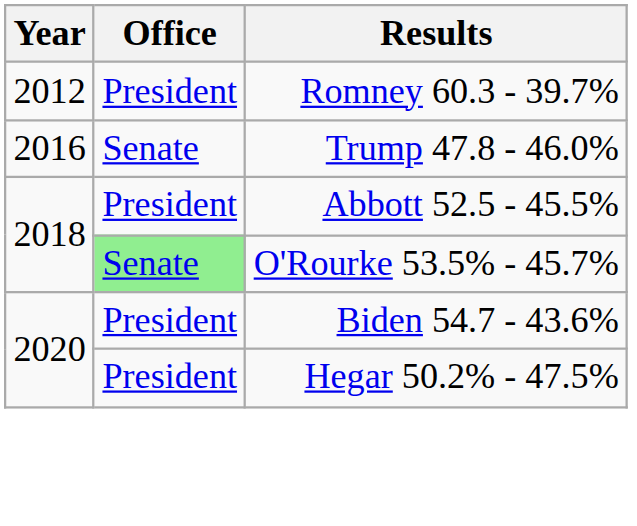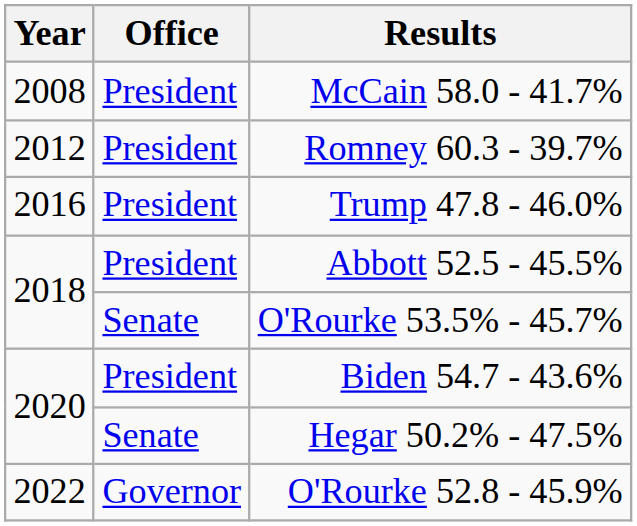+ row: (467, 90)
(151, 147) Senate -> (170, 205) President
(151, 262) lightgreen background -> (151, 319) no background
(170, 377) President -> (151, 434) Senate
+ row: (455, 491)
